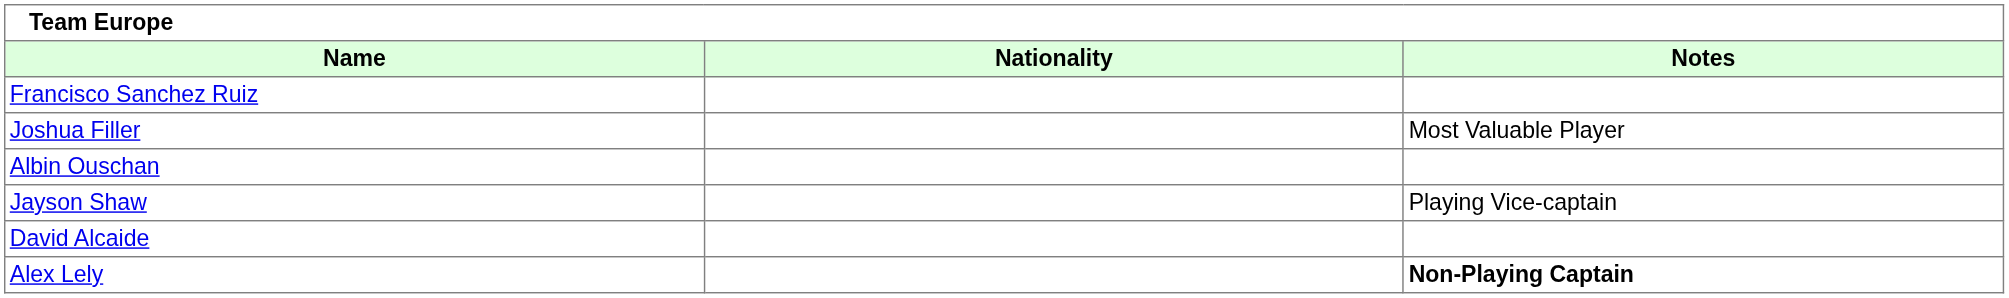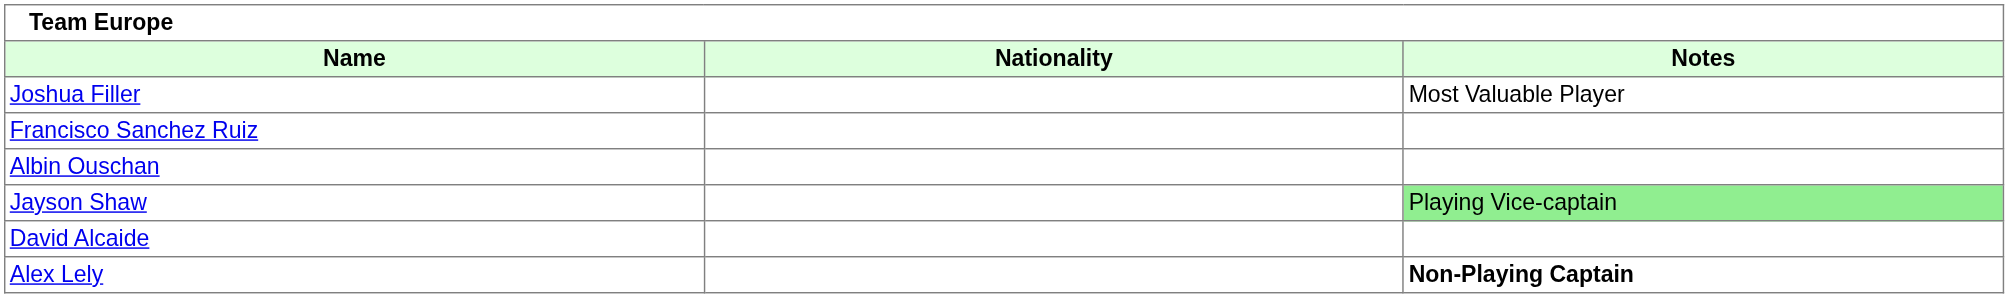rows swapped: (75, 130) <-> (134, 94)
(1513, 202) no background -> (1513, 202) lightgreen background
